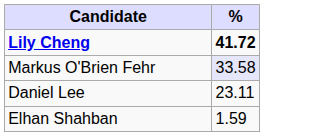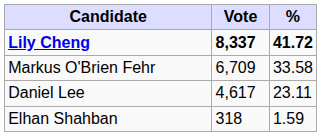+ column: (241, 17)
(236, 67) lavender background -> (293, 67) no background
